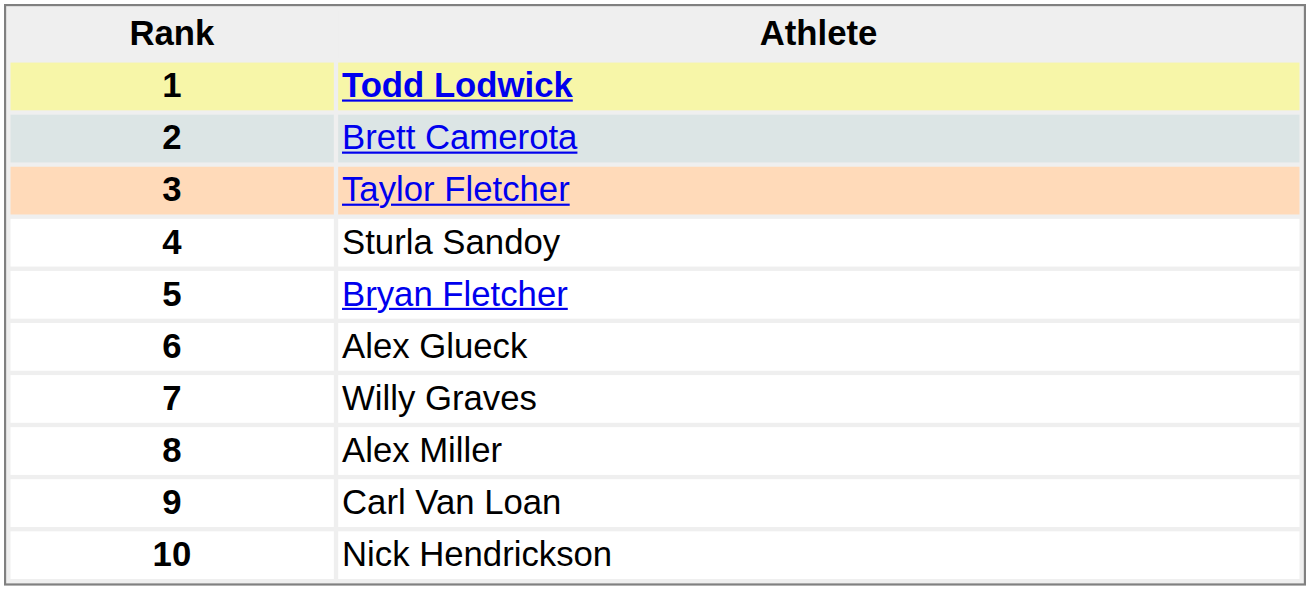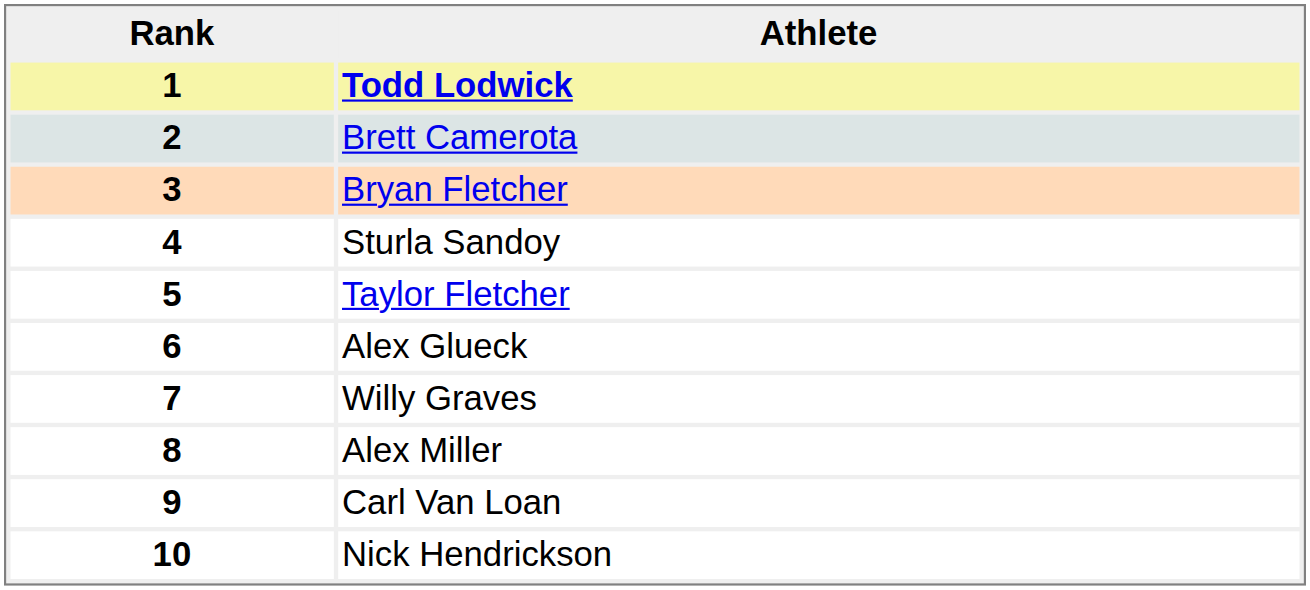(456, 190) Taylor Fletcher -> (455, 190) Bryan Fletcher
(455, 294) Bryan Fletcher -> (456, 294) Taylor Fletcher
